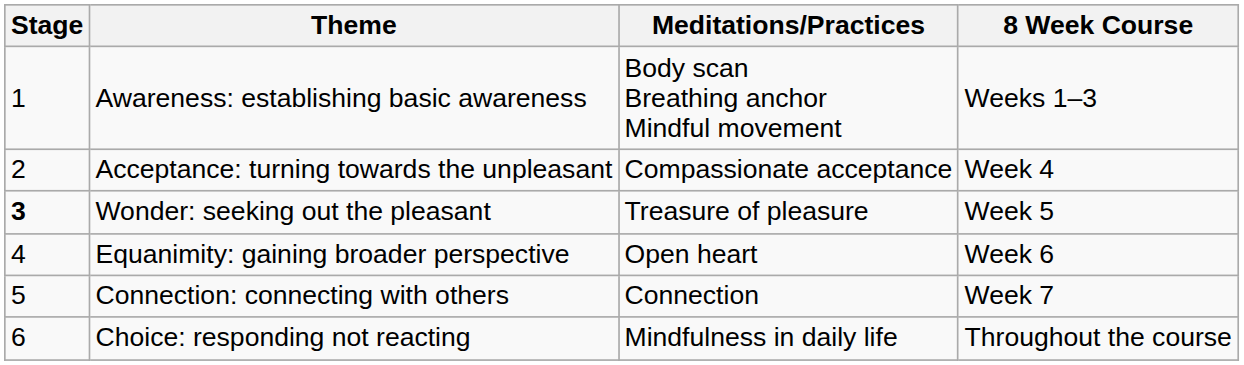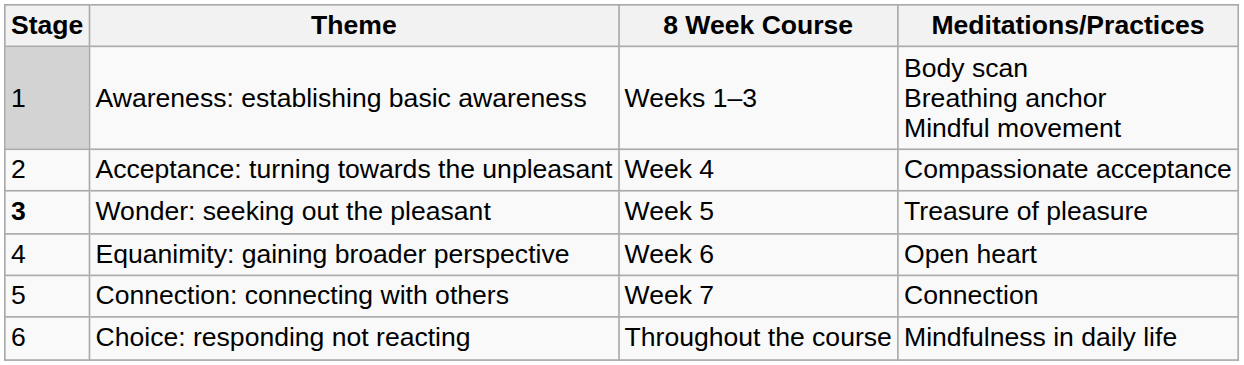columns swapped: (788, 25) <-> (1098, 25)
(18, 97) no background -> (18, 97) lightgrey background
